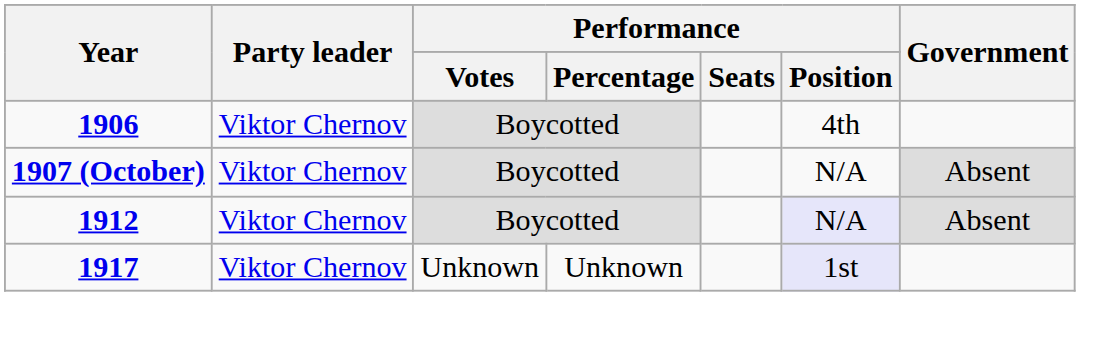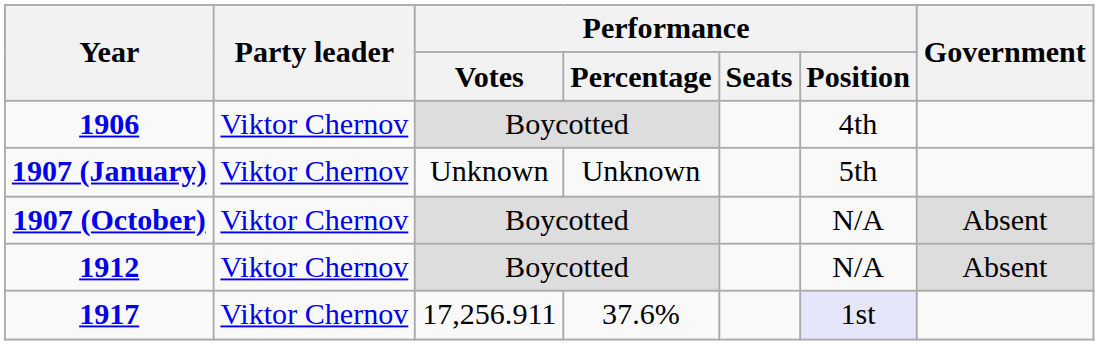+ row: (109, 171)
(841, 219) lavender background -> (858, 266) no background
(480, 266) Unknown -> (489, 314) 17,256.911
(624, 266) Unknown -> (641, 314) 37.6%
